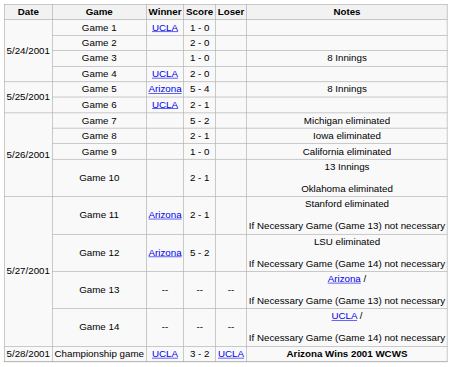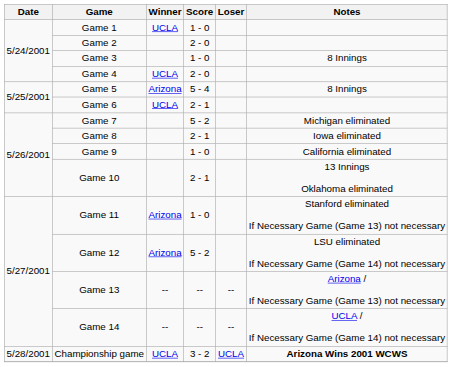(200, 215) 2 - 1 -> (200, 215) 1 - 0
